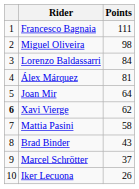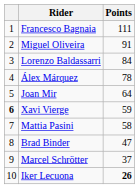(127, 45) 98 -> (127, 45) 91
(127, 77) 81 -> (127, 77) 78
(127, 110) 62 -> (127, 110) 59
(127, 143) 43 -> (127, 143) 47
(127, 175) normal -> (127, 175) bold
